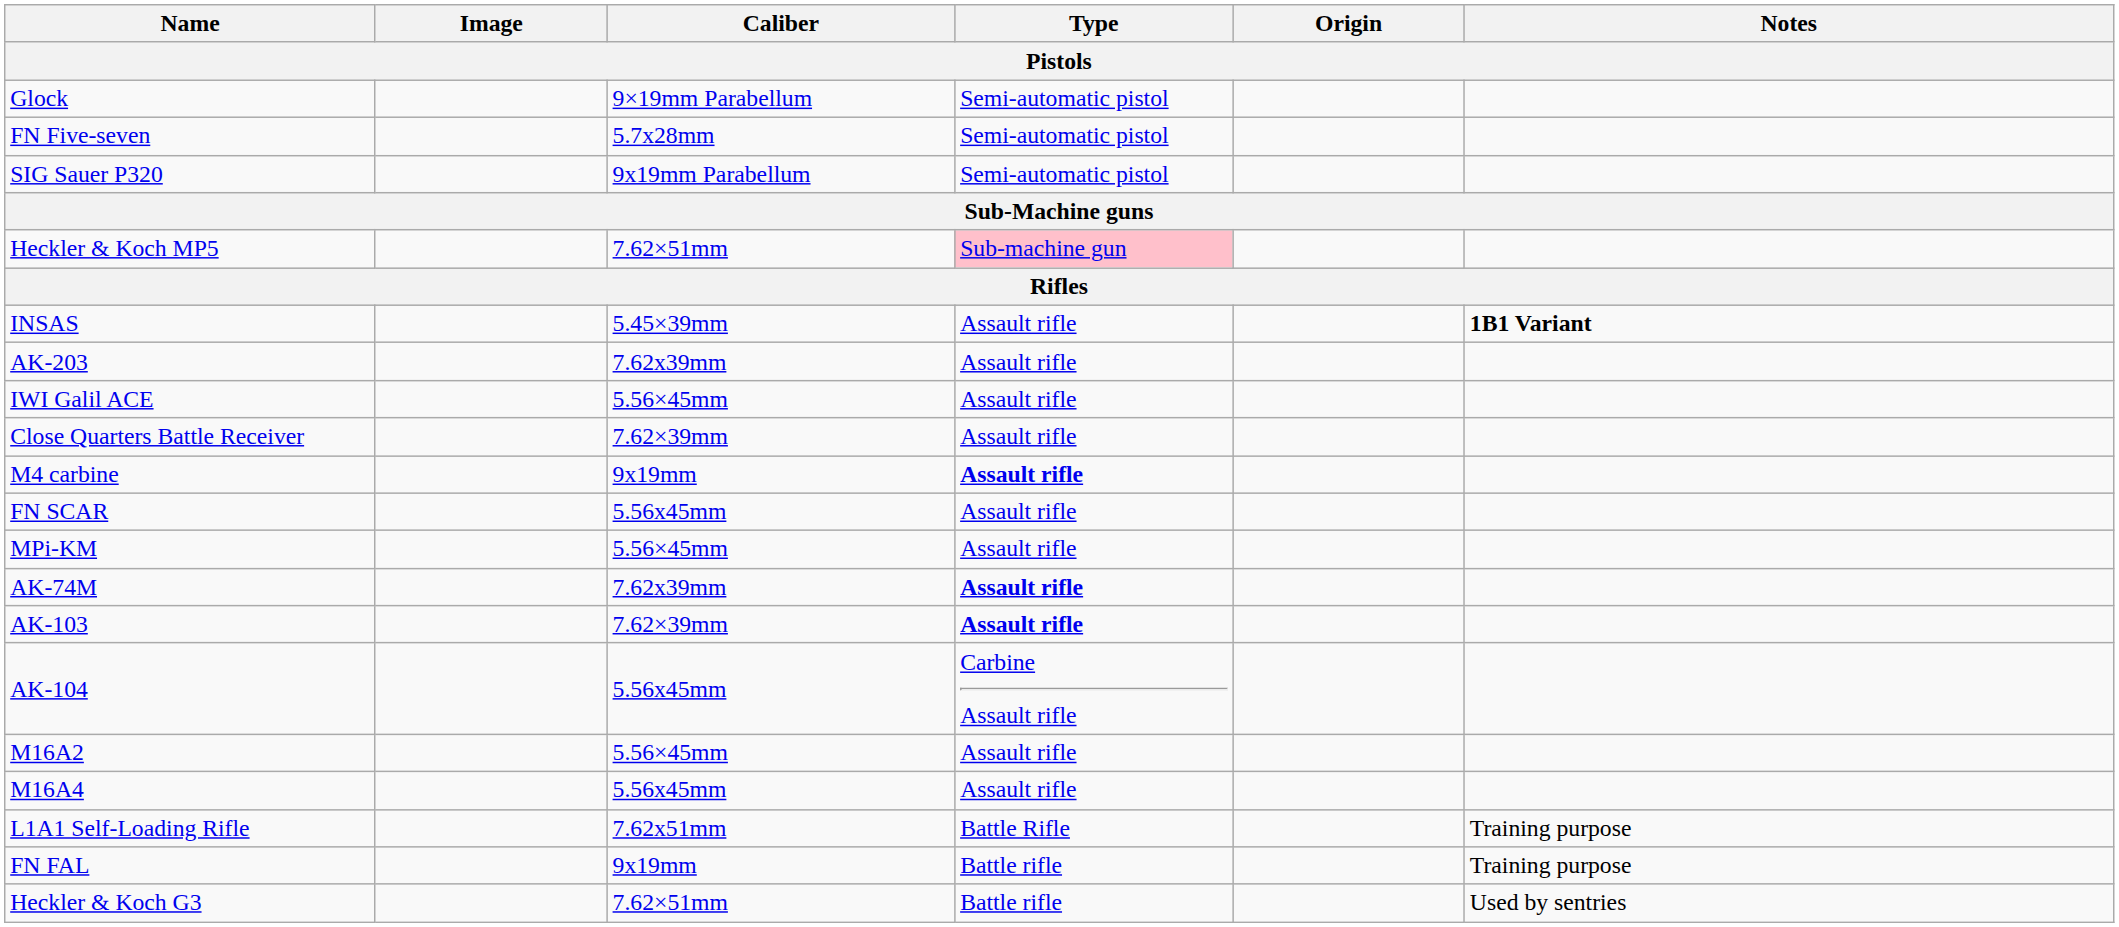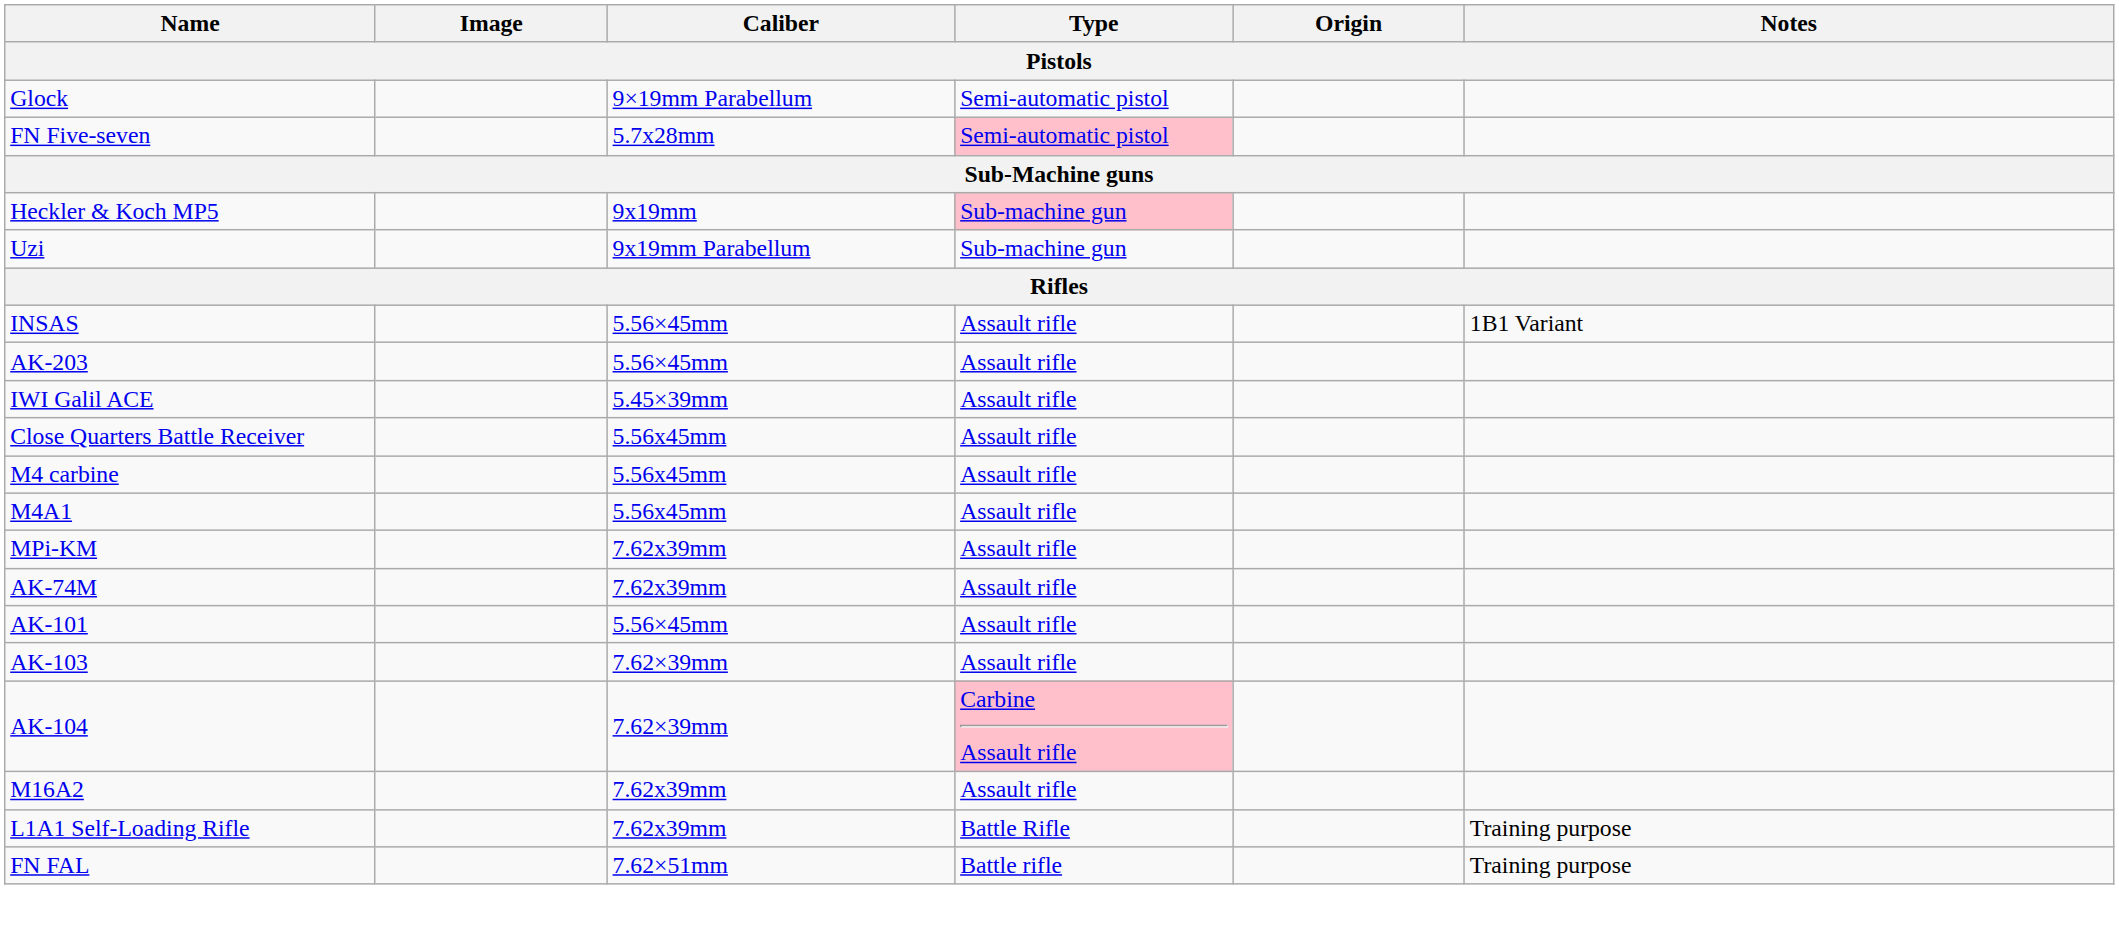(1064, 135) no background -> (1064, 135) pink background
- row: (86, 173)
(670, 248) 7.62×51mm -> (655, 211) 9x19mm
+ row: (27, 248)
(670, 323) 5.45×39mm -> (670, 323) 5.56×45mm
(1531, 323) bold -> (1527, 323) normal
(669, 361) 7.62x39mm -> (670, 361) 5.56×45mm
(670, 398) 5.56×45mm -> (670, 398) 5.45×39mm
(670, 436) 7.62×39mm -> (669, 436) 5.56x45mm
(655, 473) 9x19mm -> (669, 473) 5.56x45mm
(1022, 473) bold -> (1018, 473) normal
+ row: (41, 511)
- row: (59, 511)
(670, 549) 5.56×45mm -> (669, 549) 7.62x39mm
(1022, 586) bold -> (1018, 586) normal
+ row: (49, 624)
(1022, 624) bold -> (1018, 661) normal
(669, 688) 5.56x45mm -> (670, 725) 7.62×39mm
(1094, 688) no background -> (1094, 725) pink background
(670, 752) 5.56×45mm -> (669, 790) 7.62x39mm
- row: (47, 790)
(669, 827) 7.62x51mm -> (669, 827) 7.62x39mm
(655, 865) 9x19mm -> (670, 865) 7.62×51mm
- row: (106, 902)
